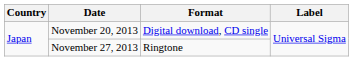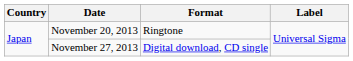(205, 30) Digital download, CD single -> (163, 30) Ringtone
(163, 47) Ringtone -> (205, 47) Digital download, CD single
